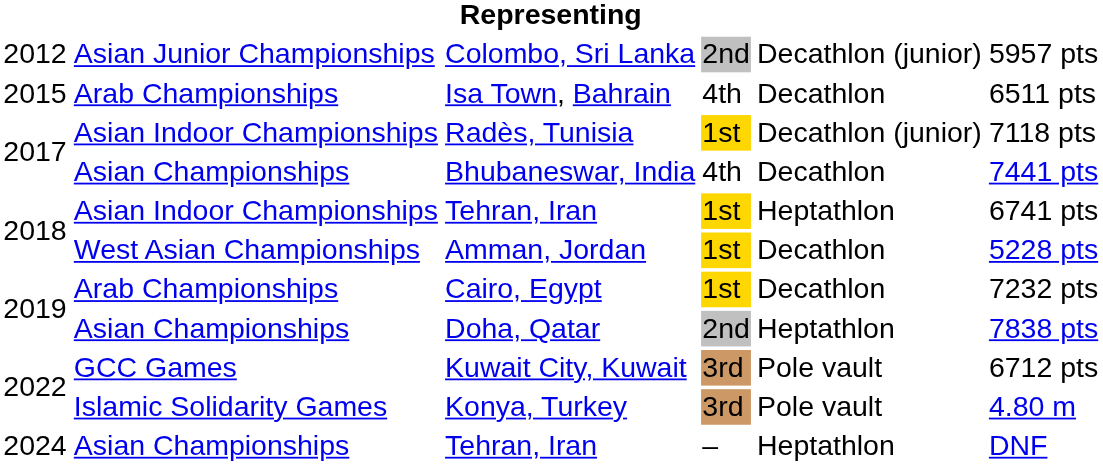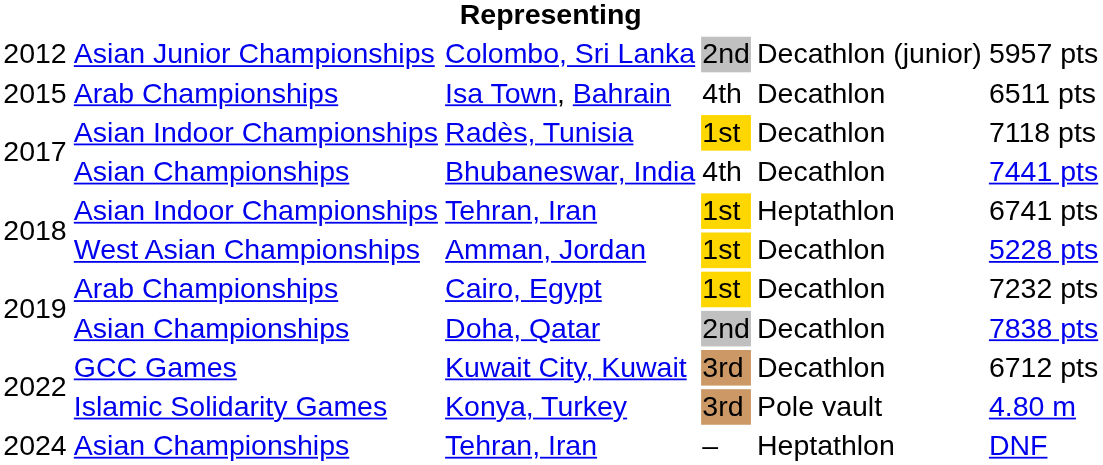(869, 132) Decathlon (junior) -> (821, 132) Decathlon
(826, 328) Heptathlon -> (821, 328) Decathlon
(820, 367) Pole vault -> (821, 367) Decathlon
